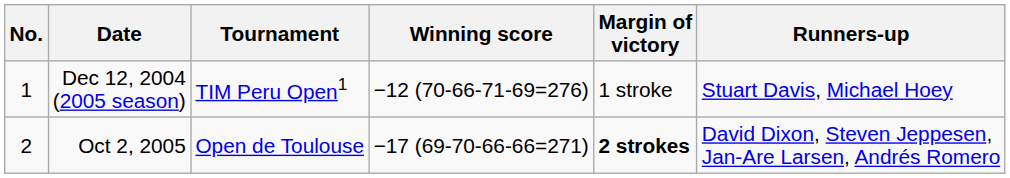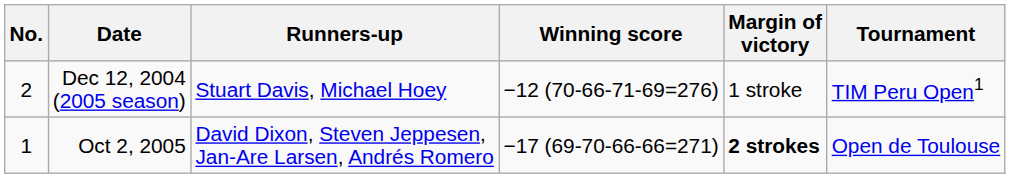columns swapped: (280, 33) <-> (851, 33)
(26, 89) 1 -> (26, 89) 2
(26, 146) 2 -> (26, 146) 1
